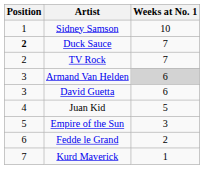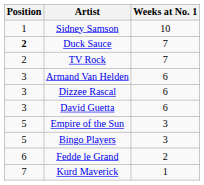(165, 76) lightgrey background -> (165, 76) no background
+ row: (87, 92)
- row: (87, 108)
+ row: (87, 140)
